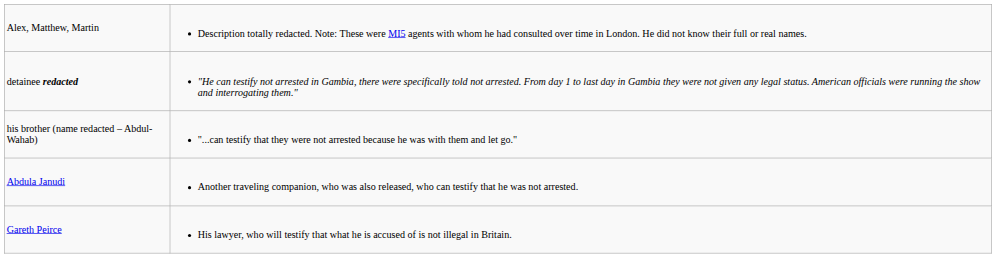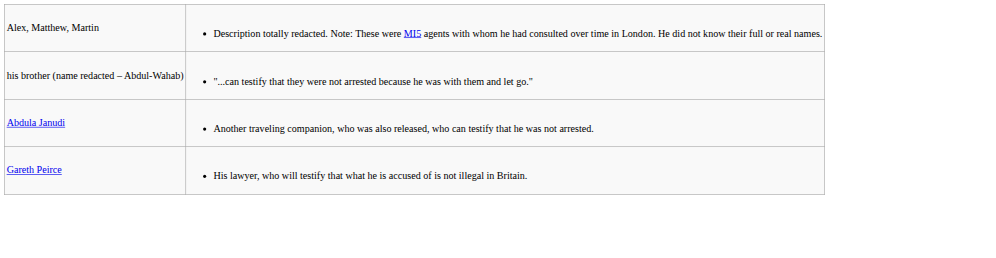- row: (42, 81)
